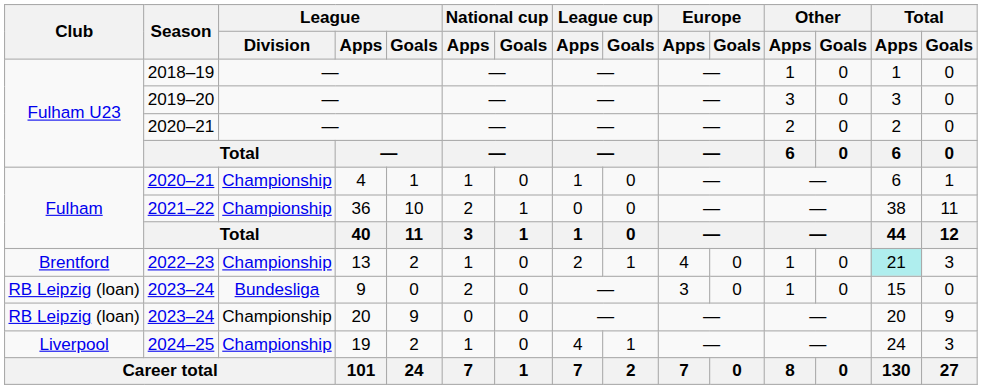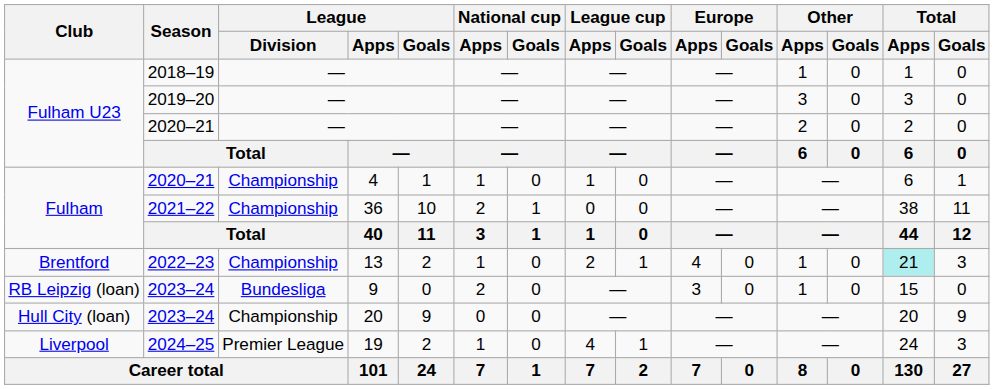(74, 316) RB Leipzig (loan) -> (74, 316) Hull City (loan)
(277, 343) Championship -> (283, 343) Premier League
